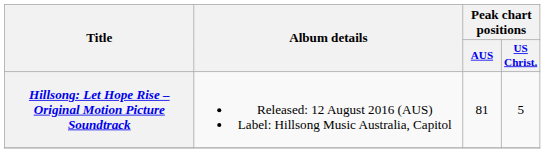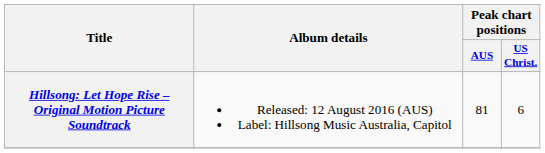(521, 109) 5 -> (521, 109) 6
